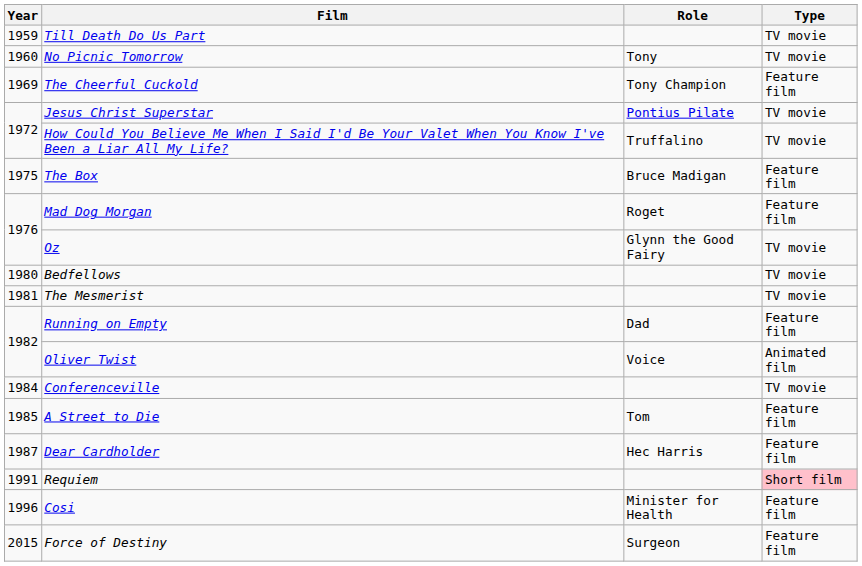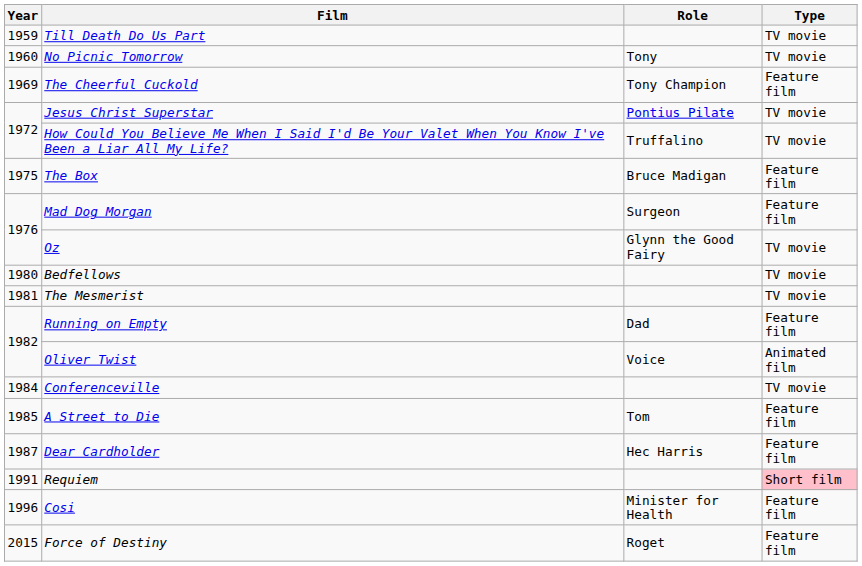(646, 212) Roget -> (653, 212) Surgeon
(653, 543) Surgeon -> (646, 543) Roget
